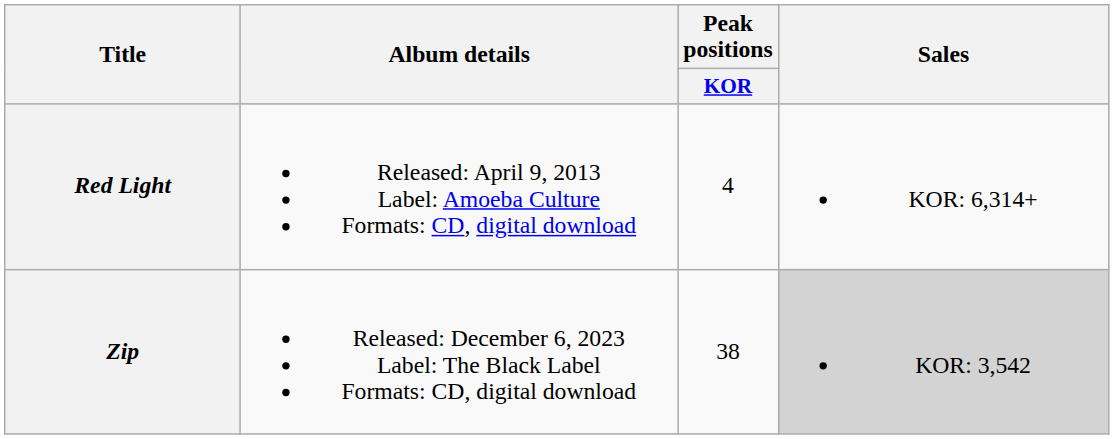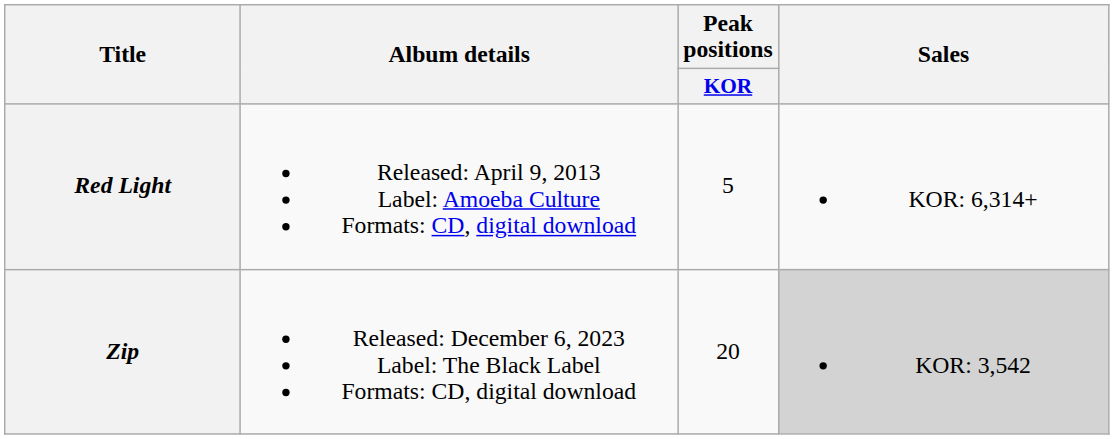(728, 186) 4 -> (728, 186) 5
(728, 351) 38 -> (728, 351) 20
